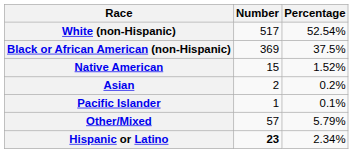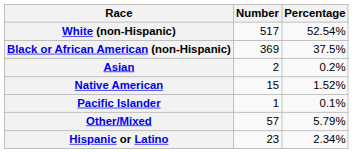rows swapped: (119, 67) <-> (119, 85)
(273, 139) bold -> (273, 139) normal
